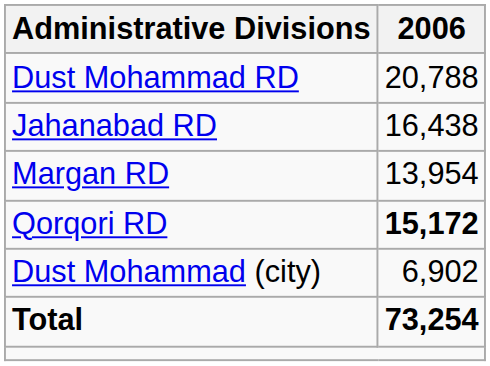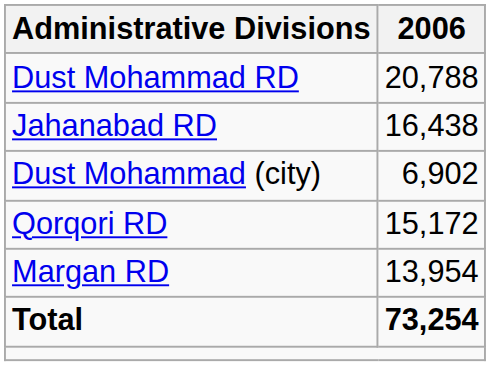rows swapped: (91, 175) <-> (167, 272)
(432, 223) bold -> (432, 223) normal
